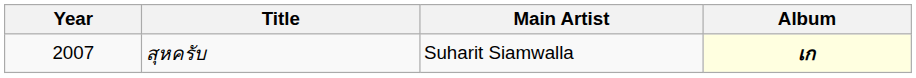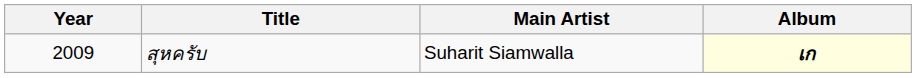(73, 53) 2007 -> (73, 53) 2009
